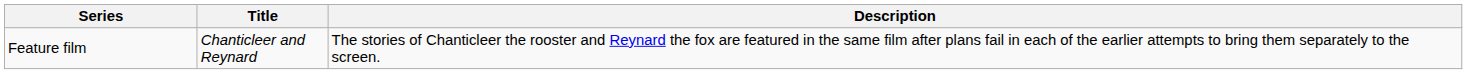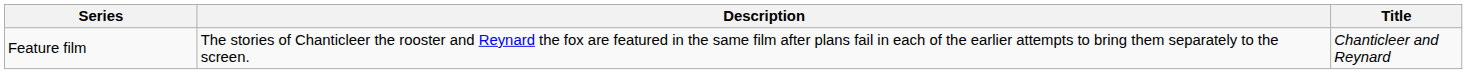columns swapped: (263, 16) <-> (895, 16)
